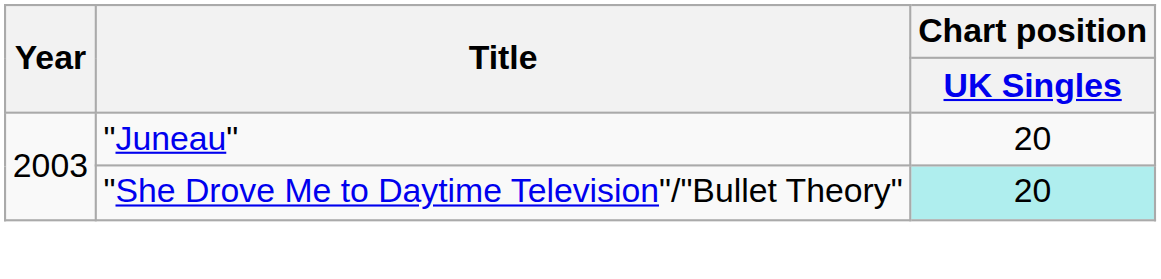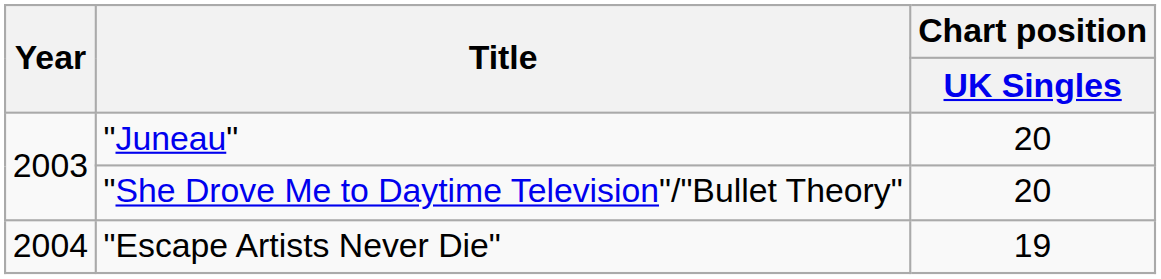(1033, 191) paleturquoise background -> (1033, 191) no background
+ row: (302, 245)
